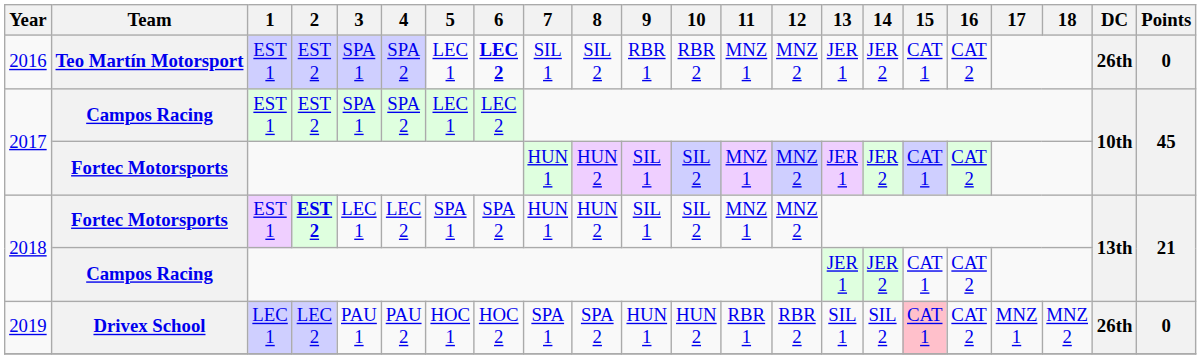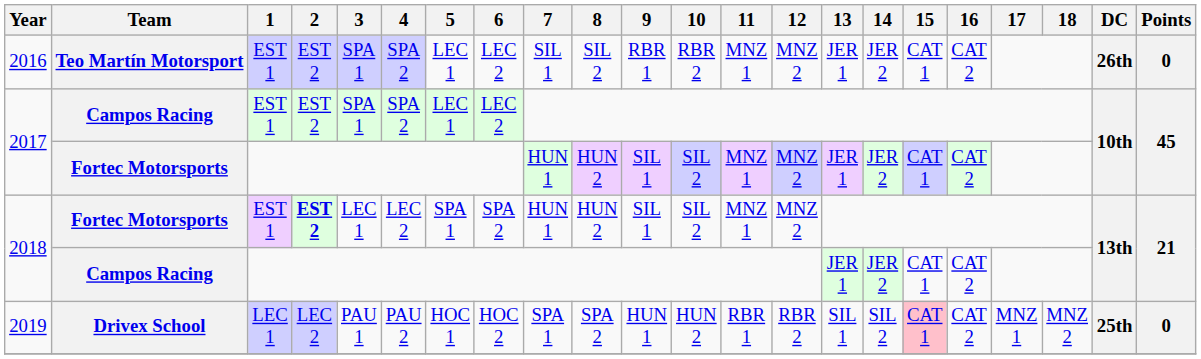(499, 61) bold -> (499, 61) normal
(1115, 326) 26th -> (1115, 326) 25th
